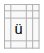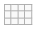- row: (8, 29)
